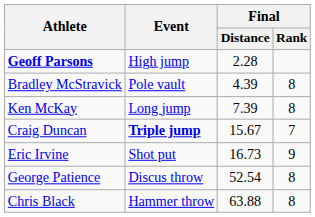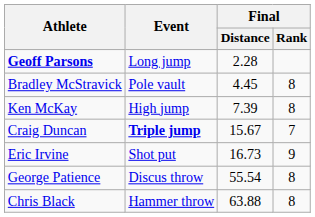(159, 61) High jump -> (160, 61) Long jump
(245, 85) 4.39 -> (245, 85) 4.45
(160, 108) Long jump -> (159, 108) High jump
(245, 178) 52.54 -> (245, 178) 55.54
